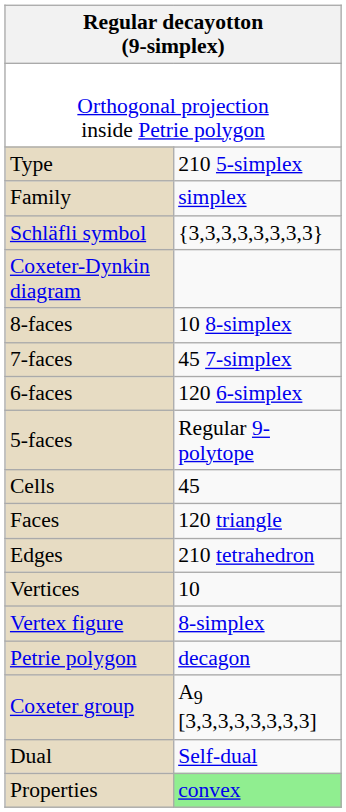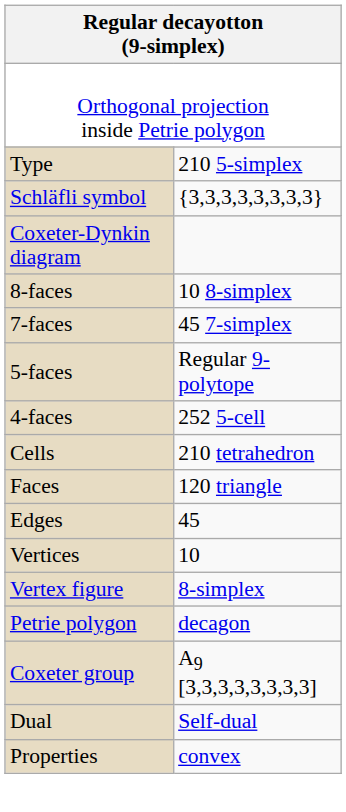- row: (41, 197)
- row: (41, 393)
+ row: (41, 417)
(189, 486) 45 -> (246, 452) 210 tetrahedron
(246, 554) 210 tetrahedron -> (189, 520) 45
(209, 790) lightgreen background -> (209, 756) no background
